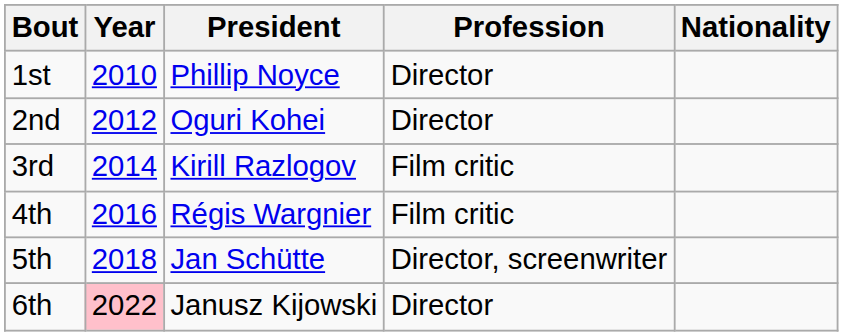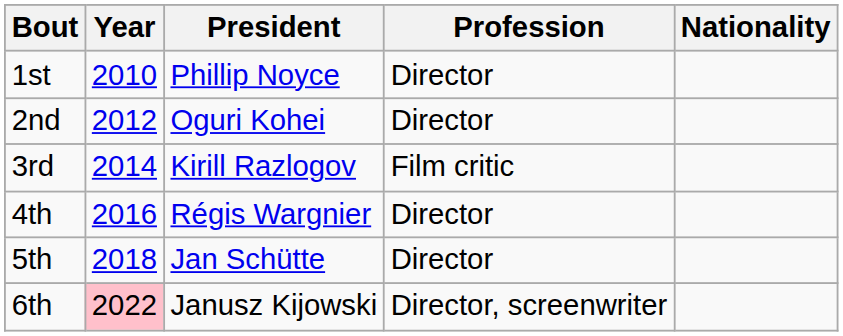(452, 213) Film critic -> (442, 213) Director
(529, 259) Director, screenwriter -> (442, 259) Director
(442, 306) Director -> (529, 306) Director, screenwriter
